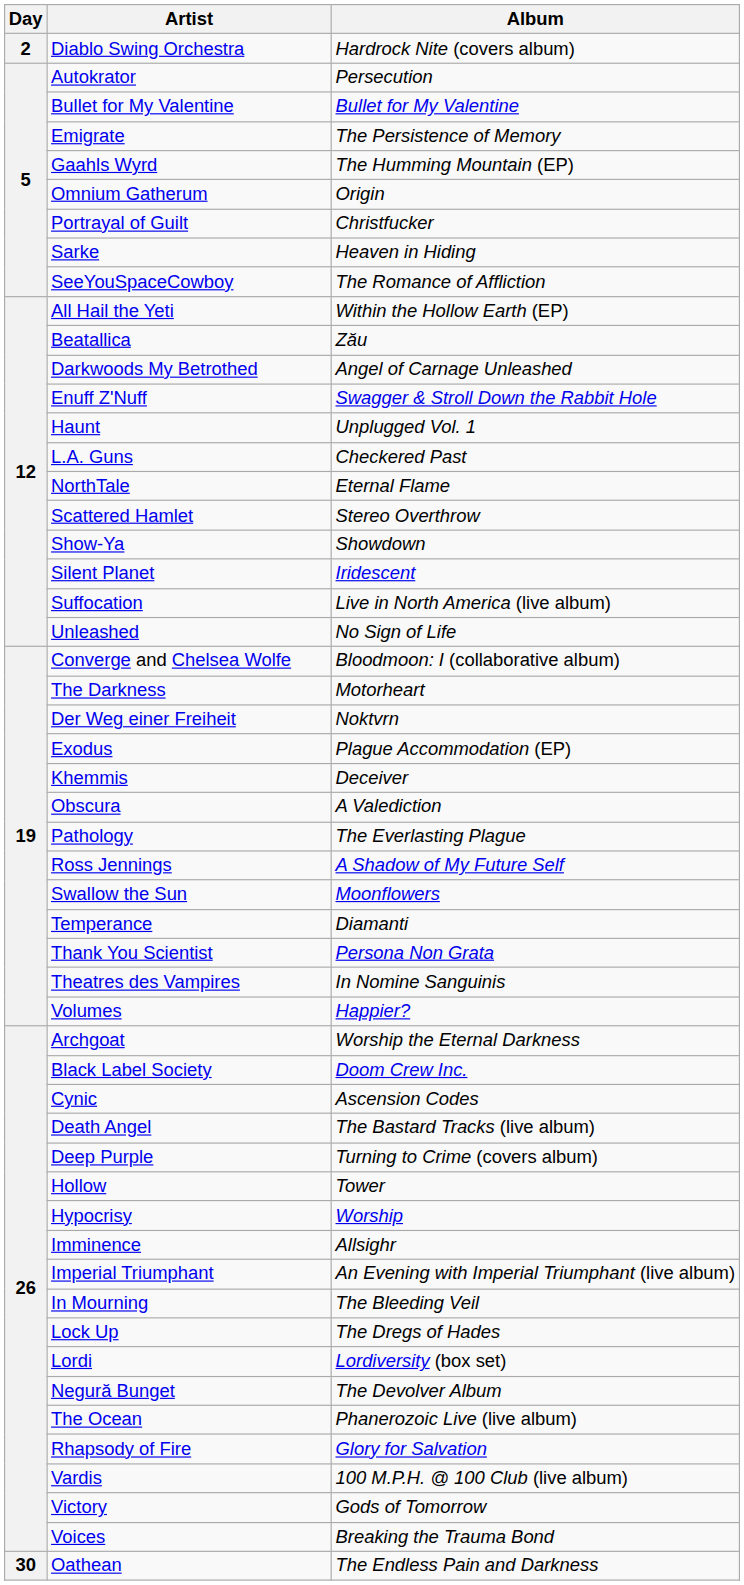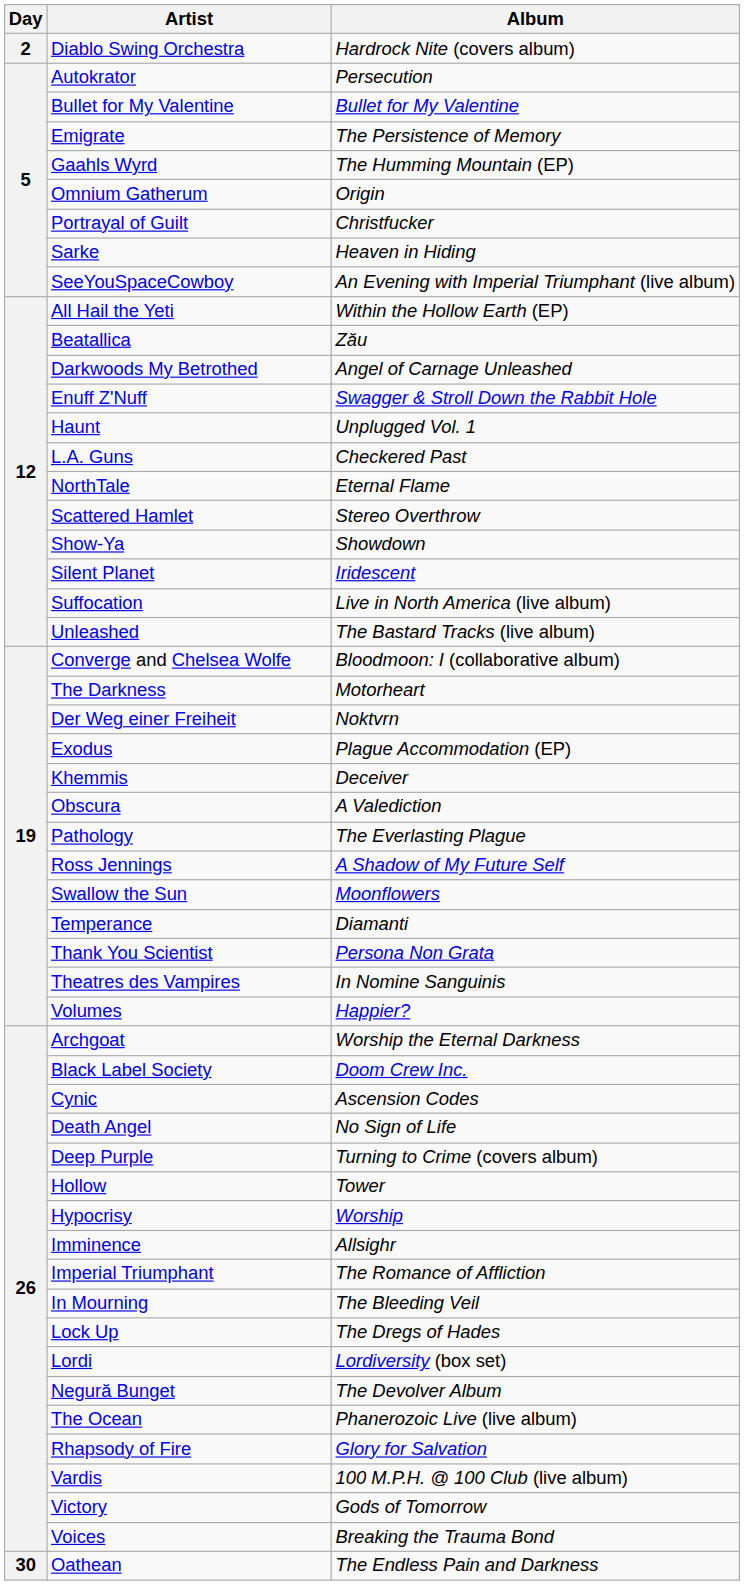(441, 281) The Romance of Affliction -> (535, 281) An Evening with Imperial Triumphant (live album)
(396, 631) No Sign of Life -> (465, 631) The Bastard Tracks (live album)
(465, 1127) The Bastard Tracks (live album) -> (396, 1127) No Sign of Life
(535, 1273) An Evening with Imperial Triumphant (live album) -> (441, 1273) The Romance of Affliction
